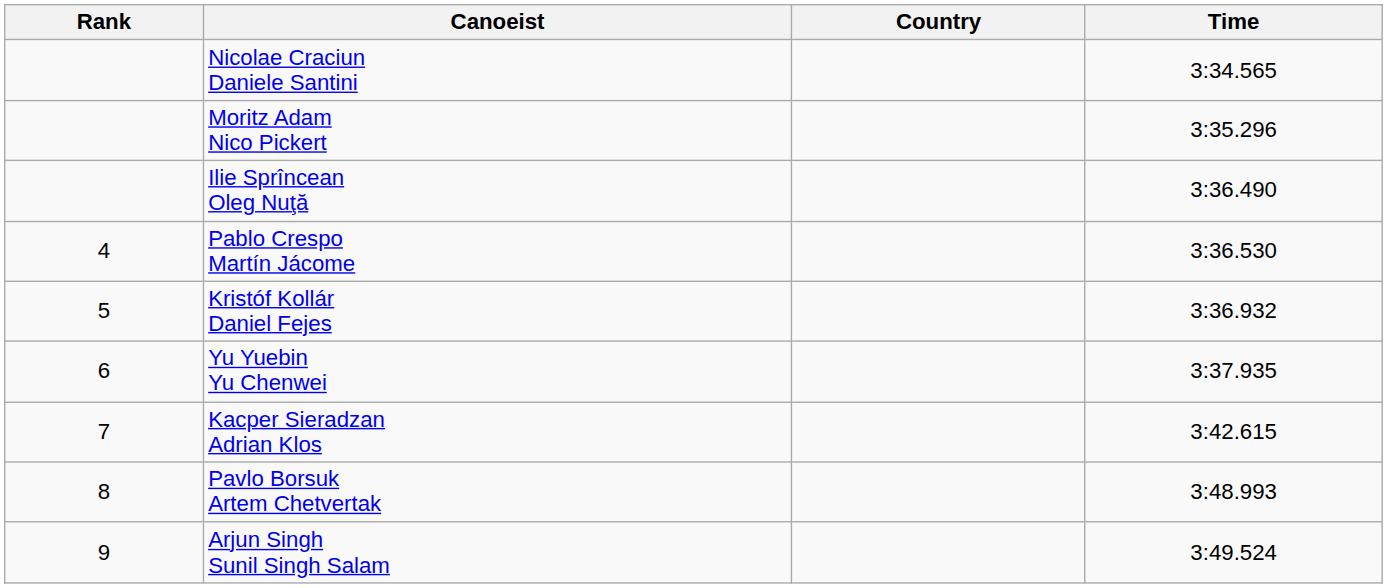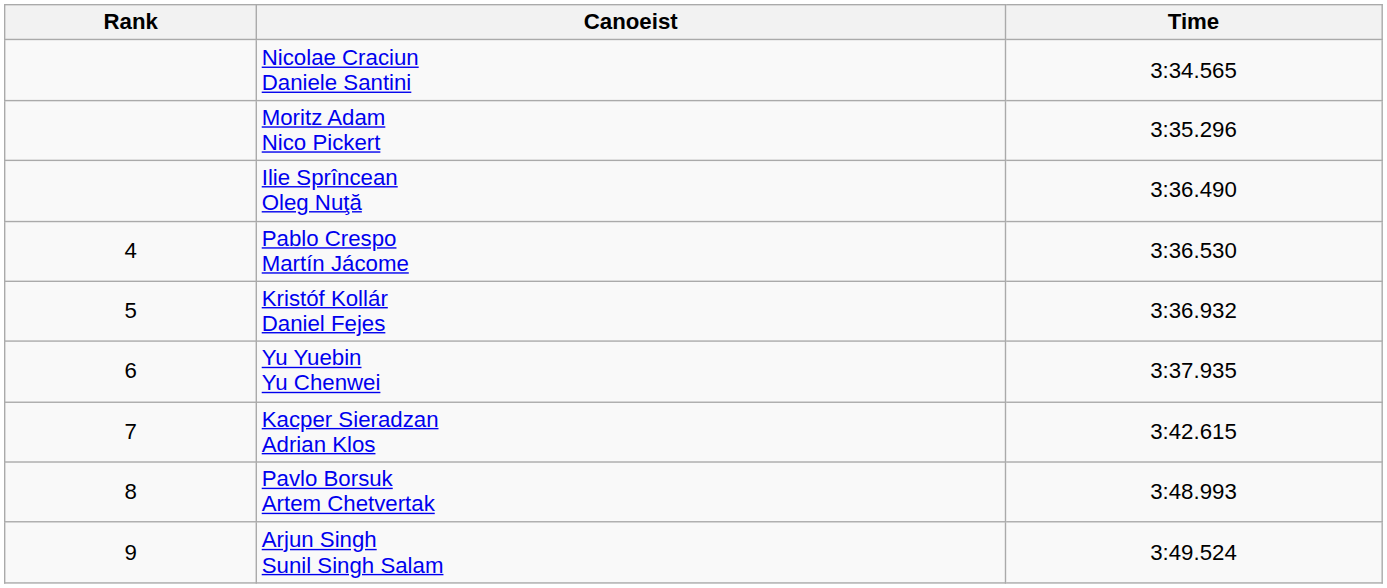- column: (939, 22)
